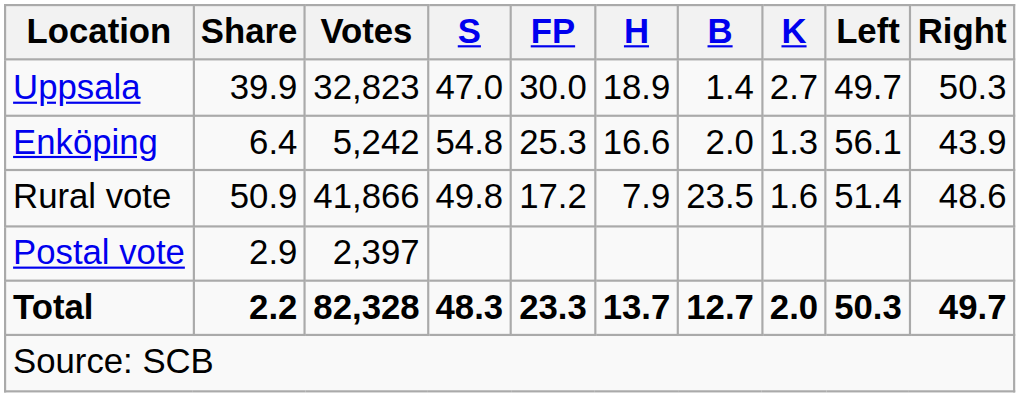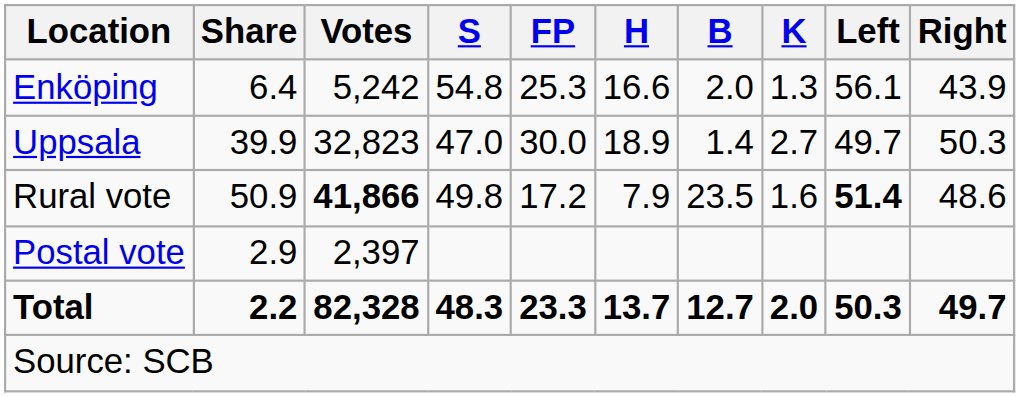rows swapped: (85, 142) <-> (77, 87)
(366, 197) normal -> (366, 197) bold
(868, 197) normal -> (868, 197) bold
